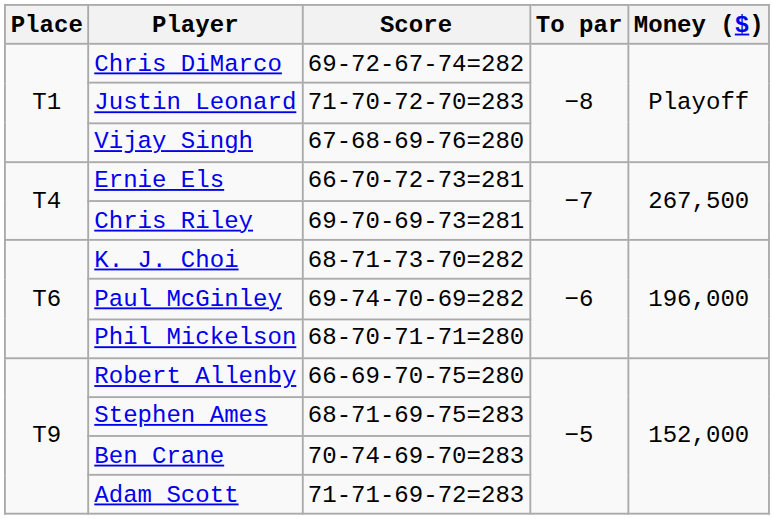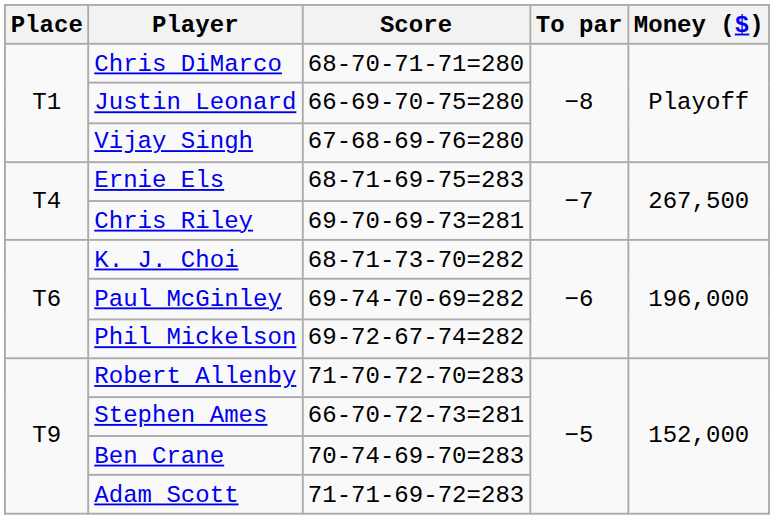(416, 64) 69-72-67-74=282 -> (416, 64) 68-70-71-71=280
(416, 103) 71-70-72-70=283 -> (416, 103) 66-69-70-75=280
(416, 181) 66-70-72-73=281 -> (416, 181) 68-71-69-75=283
(416, 338) 68-70-71-71=280 -> (416, 338) 69-72-67-74=282
(416, 377) 66-69-70-75=280 -> (416, 377) 71-70-72-70=283
(416, 416) 68-71-69-75=283 -> (416, 416) 66-70-72-73=281
